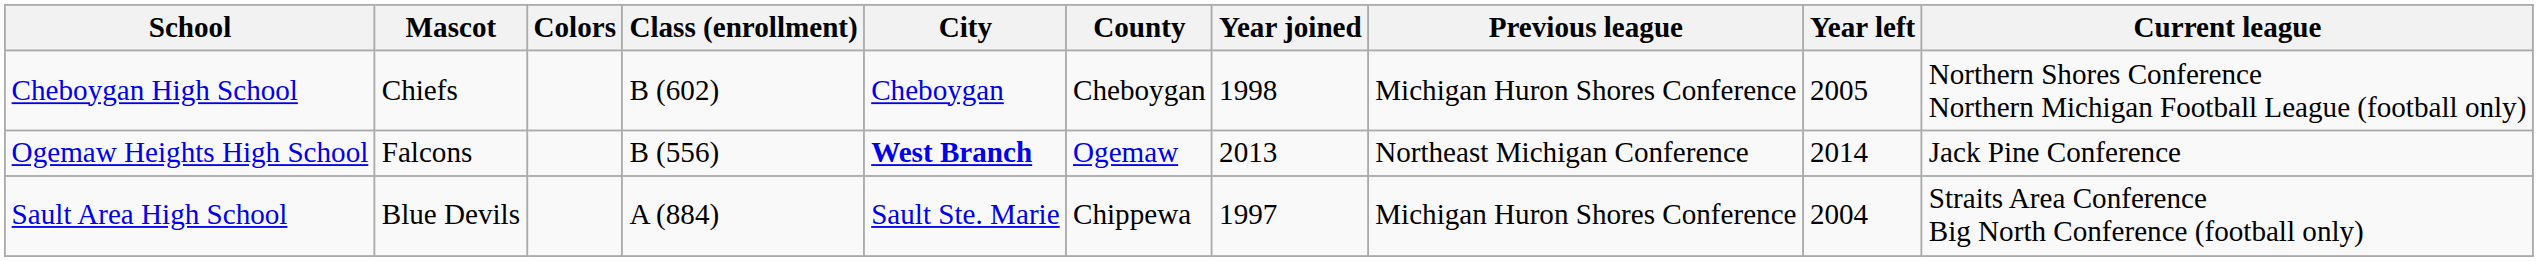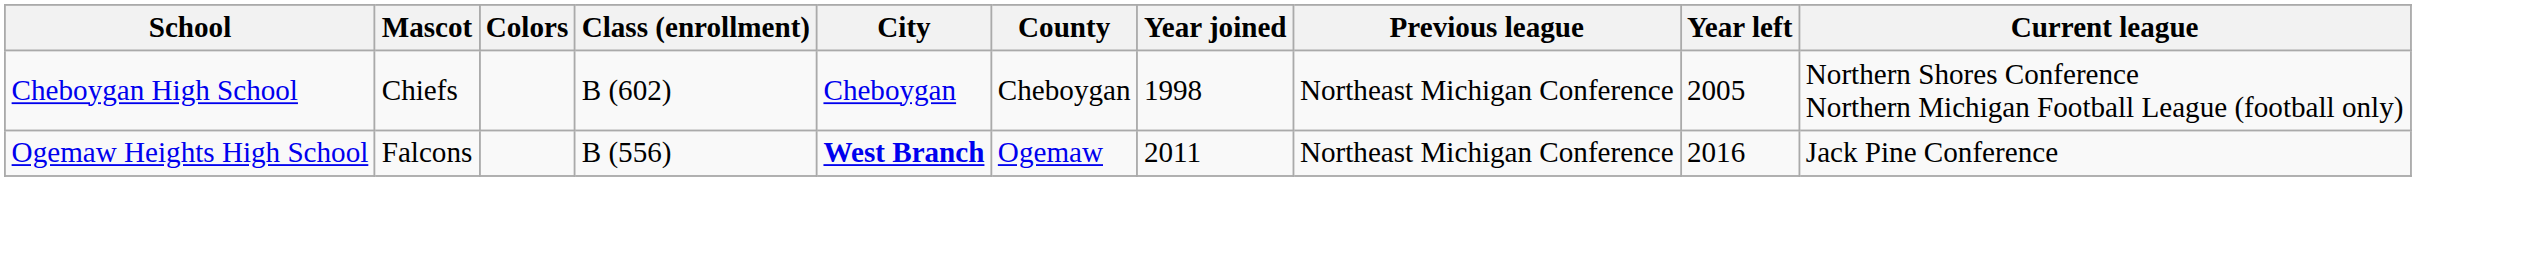(1586, 90) Michigan Huron Shores Conference -> (1487, 90) Northeast Michigan Conference
(1248, 152) 2013 -> (1172, 152) 2011
(1839, 152) 2014 -> (1716, 152) 2016
- row: (150, 215)
